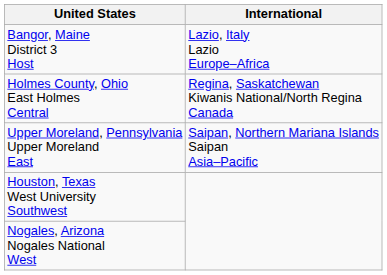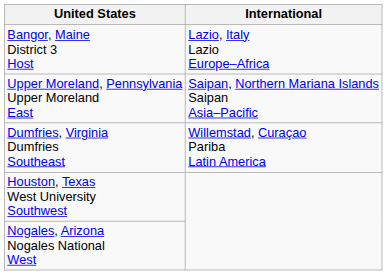- row: (68, 98)
+ row: (58, 147)
